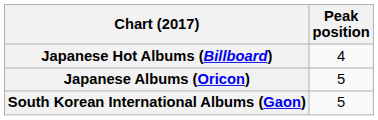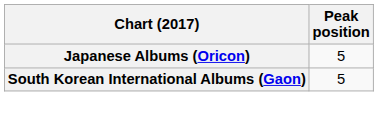- row: (157, 56)
